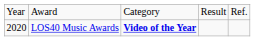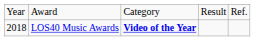(17, 28) 2020 -> (17, 28) 2018
